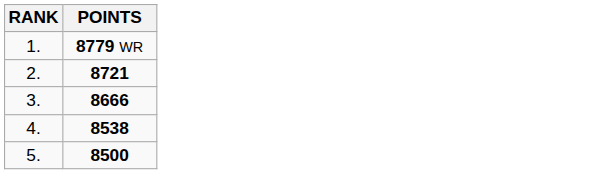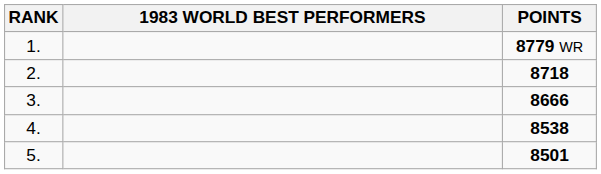+ column: (282, 18)
(110, 73) 8721 -> (550, 73) 8718
(110, 155) 8500 -> (550, 155) 8501
